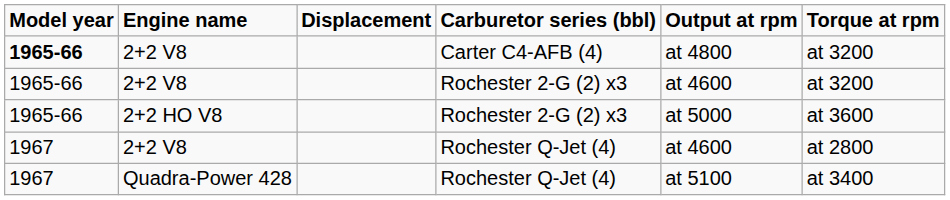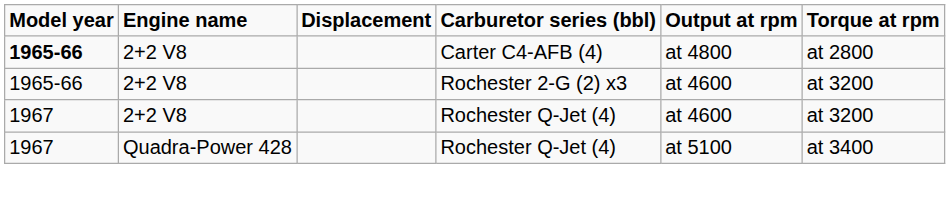(840, 52) at 3200 -> (840, 52) at 2800
- row: (173, 115)
(840, 147) at 2800 -> (840, 115) at 3200
